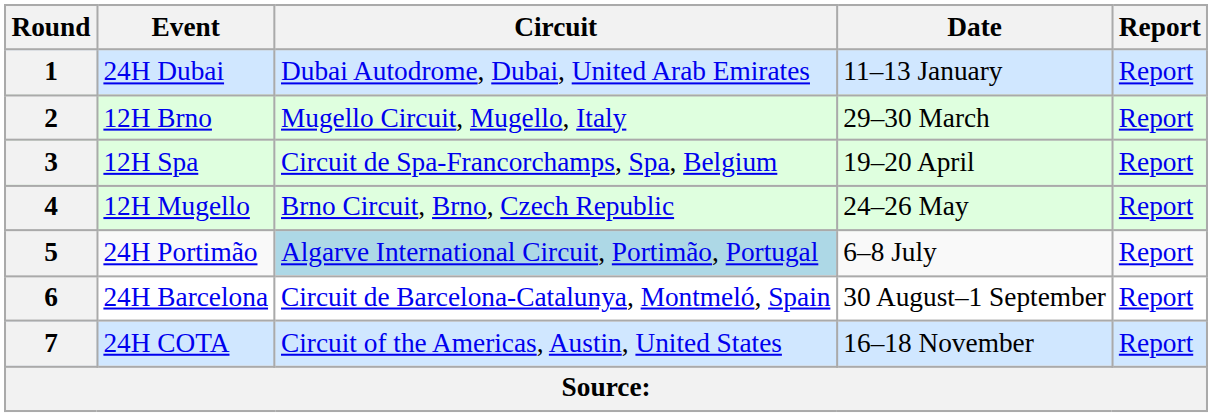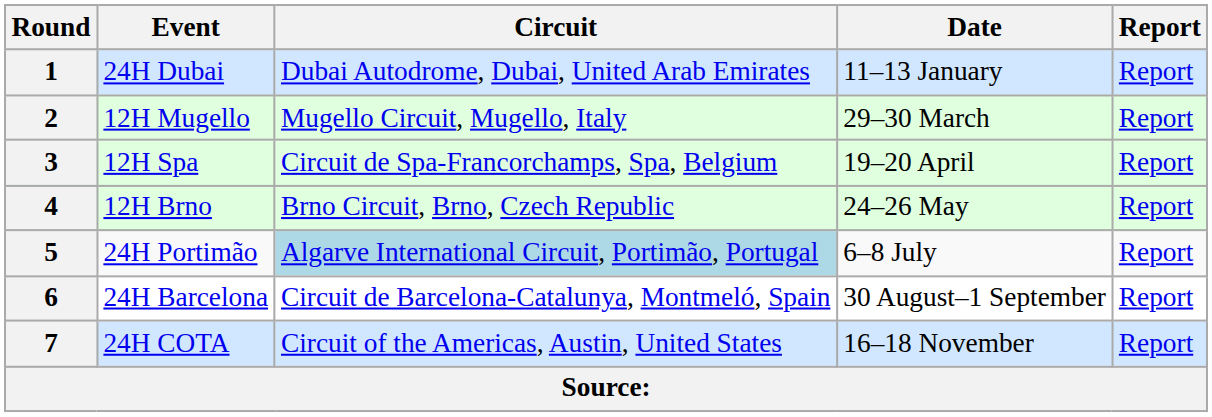(158, 116) 12H Brno -> (177, 116) 12H Mugello
(177, 207) 12H Mugello -> (158, 207) 12H Brno
